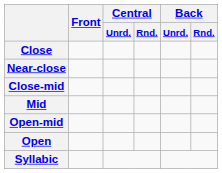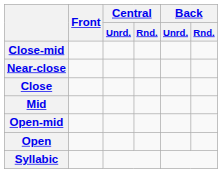rows swapped: (36, 50) <-> (36, 86)
